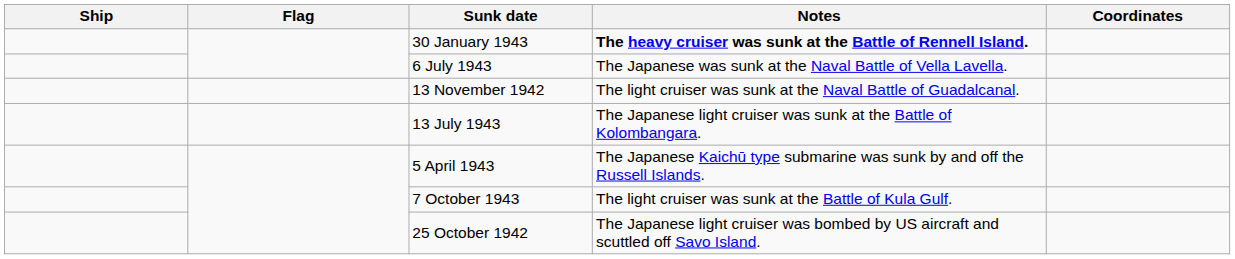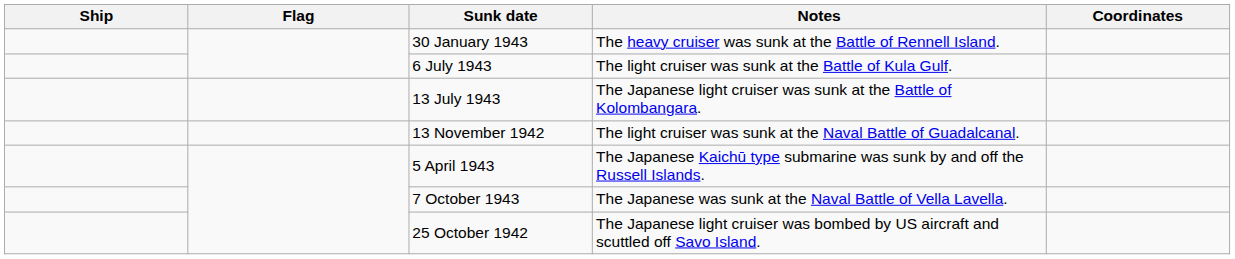(812, 41) bold -> (798, 41) normal
(802, 66) The Japanese was sunk at the Naval Battle of Vella Lavella. -> (774, 66) The light cruiser was sunk at the Battle of Kula Gulf.
rows swapped: (456, 123) <-> (478, 90)
(774, 199) The light cruiser was sunk at the Battle of Kula Gulf. -> (802, 199) The Japanese was sunk at the Naval Battle of Vella Lavella.
